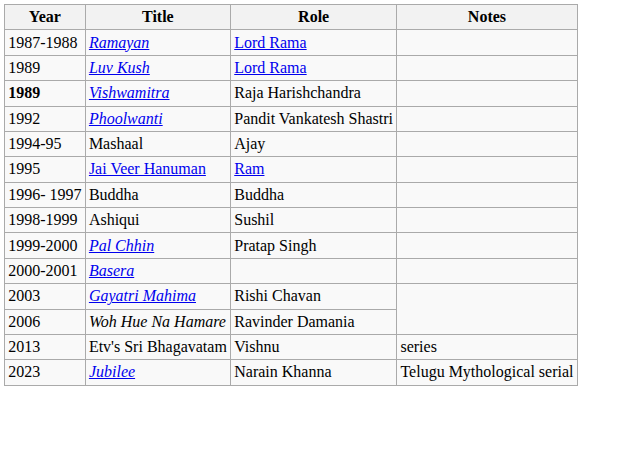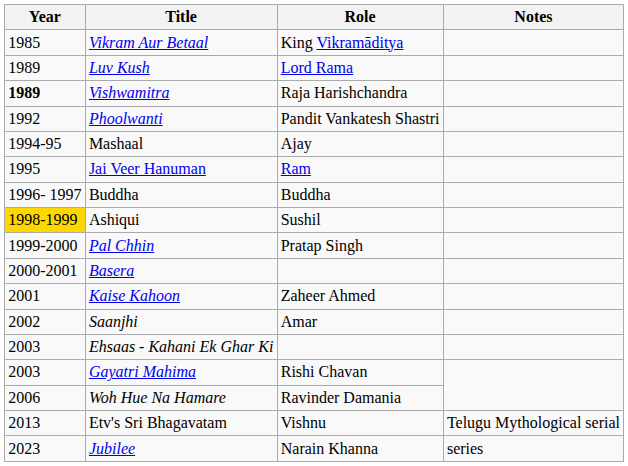+ row: (149, 42)
- row: (119, 42)
(43, 220) no background -> (43, 220) gold background
+ row: (134, 296)
+ row: (113, 321)
+ row: (181, 347)
(419, 347) series -> (533, 423) Telugu Mythological serial
(487, 372) Telugu Mythological serial -> (465, 448) series
